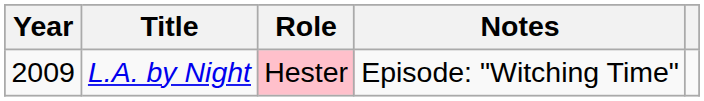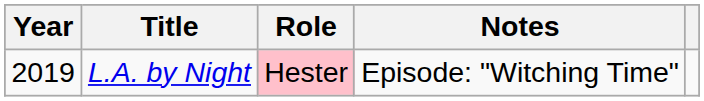(43, 72) 2009 -> (43, 72) 2019
